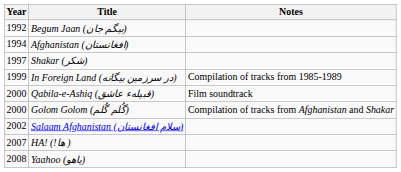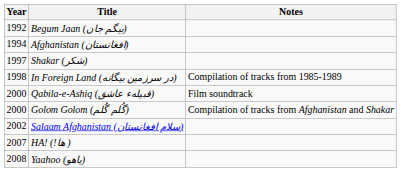(17, 77) 1999 -> (17, 77) 1998
